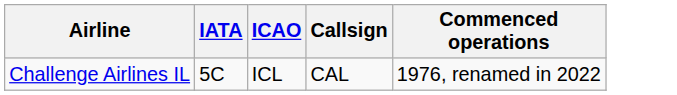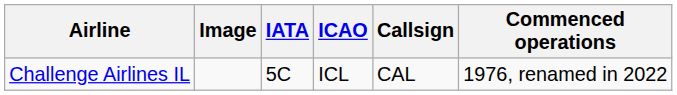+ column: (228, 31)
